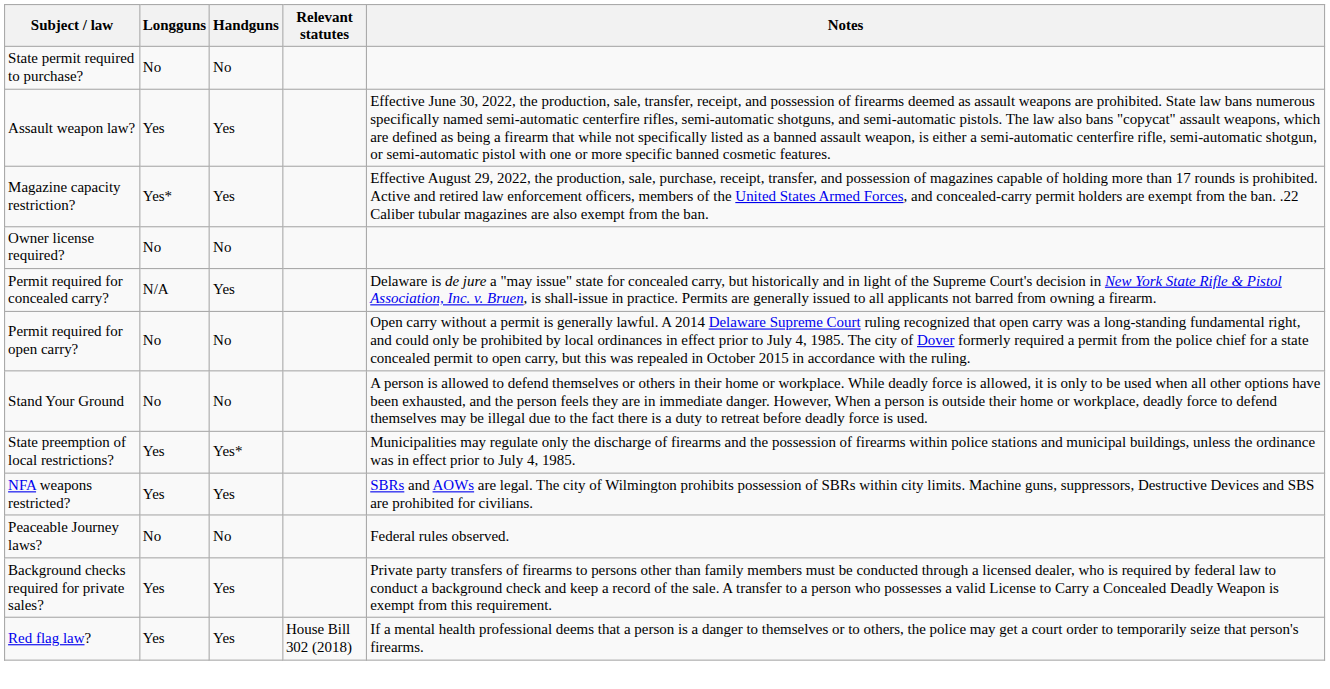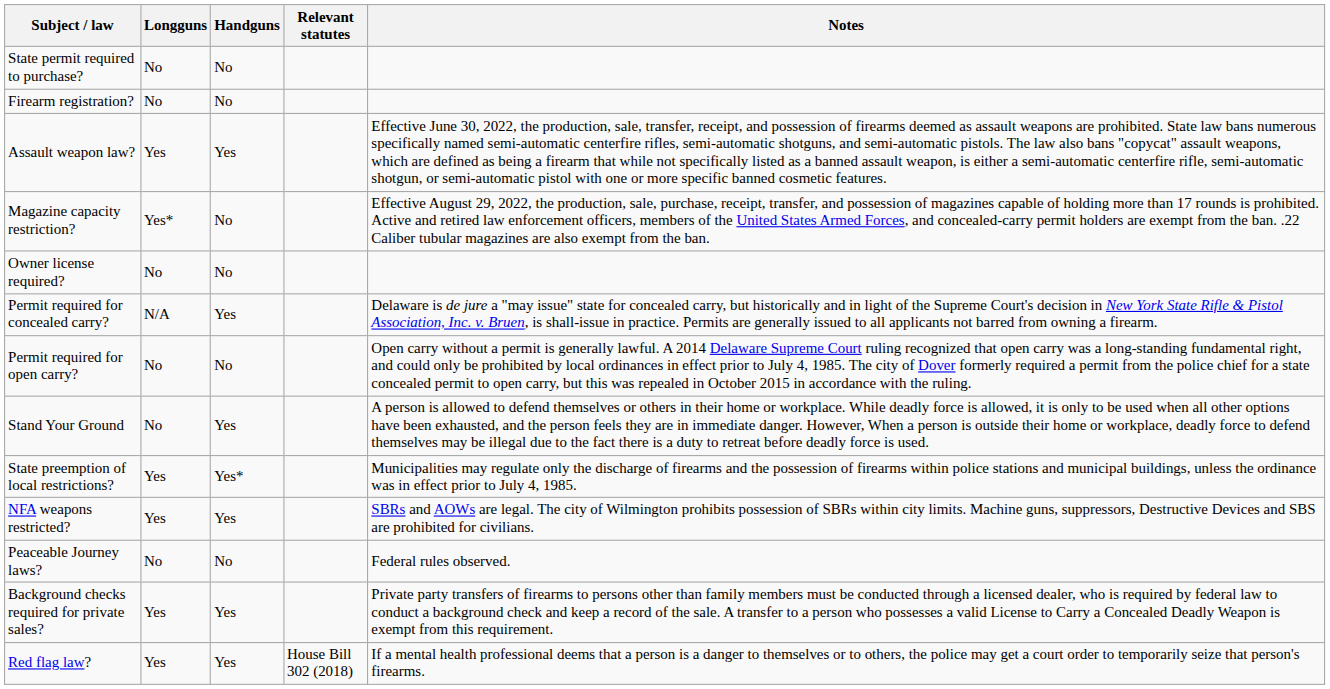+ row: (71, 100)
(224, 196) Yes -> (223, 220) No
(222, 400) No -> (225, 425) Yes
